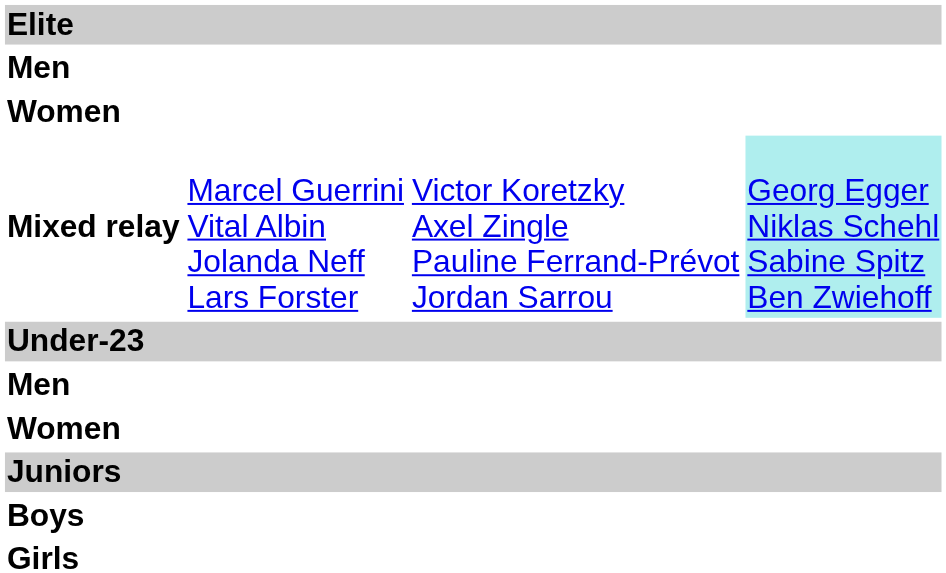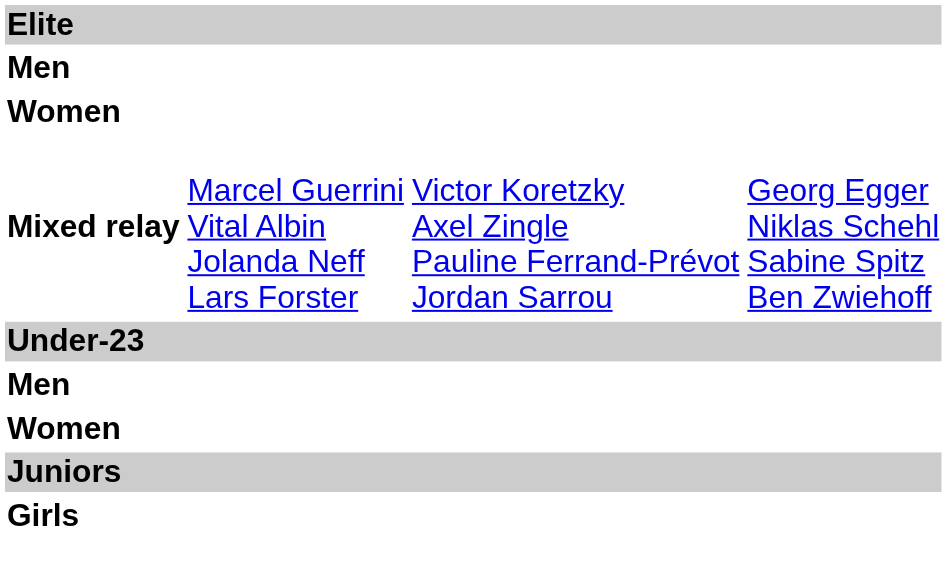(843, 244) paleturquoise background -> (843, 244) no background
- row: (46, 515)
